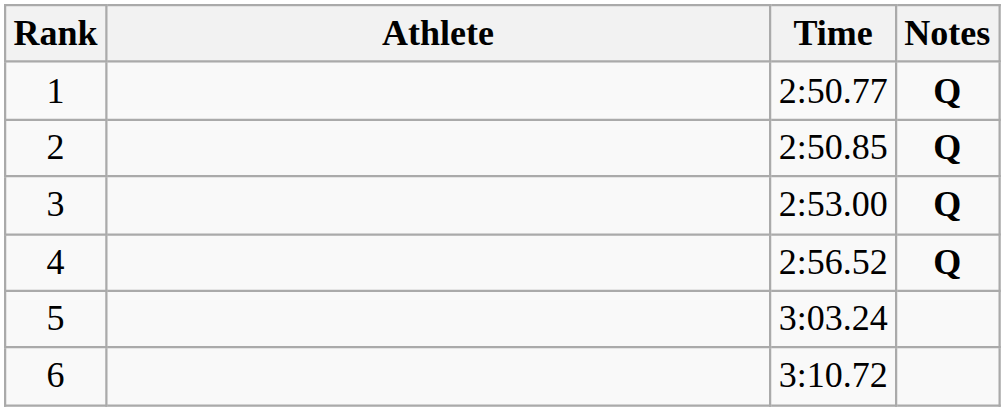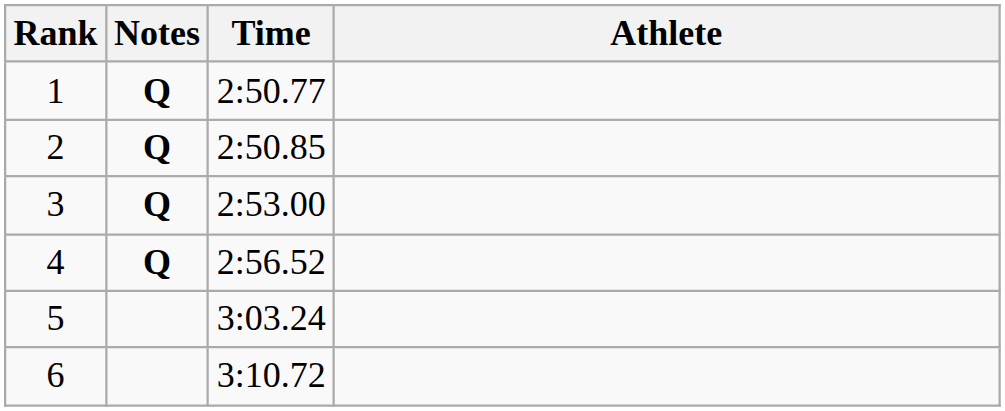columns swapped: (438, 33) <-> (947, 33)
